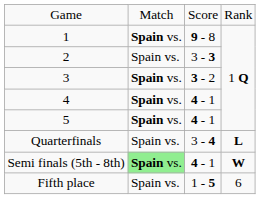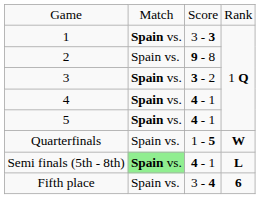(203, 36) 9 - 8 -> (203, 36) 3 - 3
(203, 57) 3 - 3 -> (203, 57) 9 - 8
(203, 141) 3 - 4 -> (203, 141) 1 - 5
(238, 141) L -> (238, 141) W
(238, 162) W -> (238, 162) L
(203, 183) 1 - 5 -> (203, 183) 3 - 4
(238, 183) normal -> (238, 183) bold
